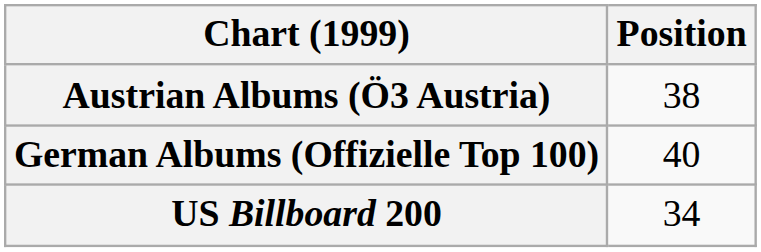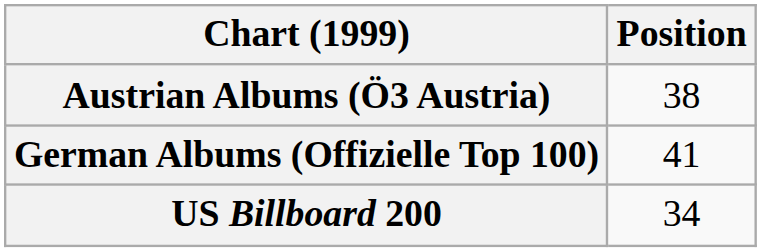(682, 154) 40 -> (682, 154) 41
